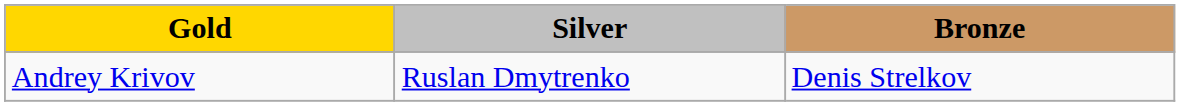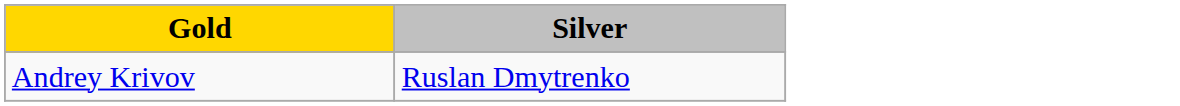- column: (980, 28)
